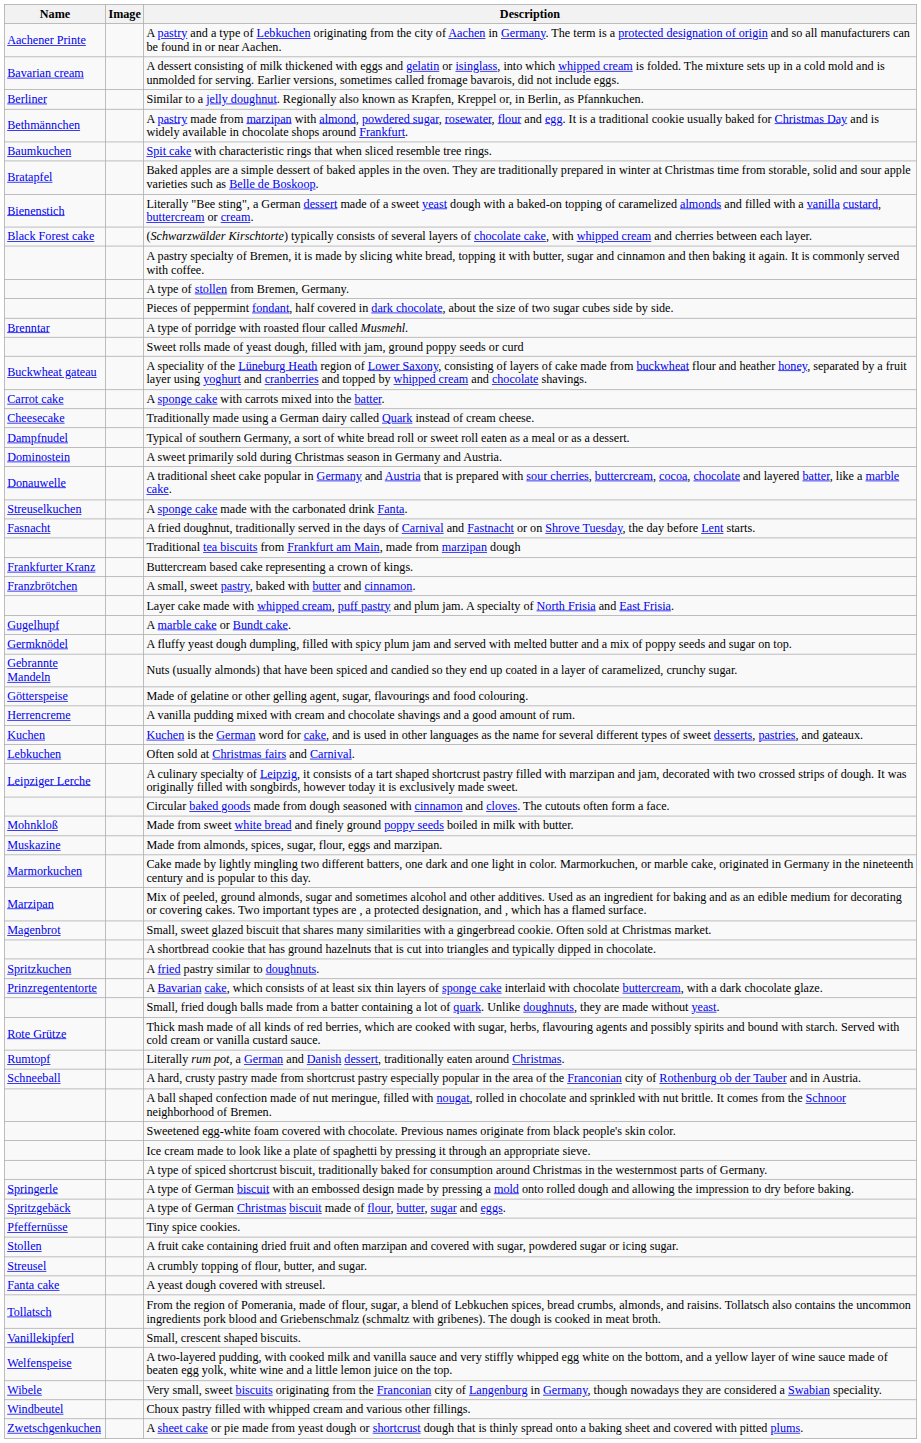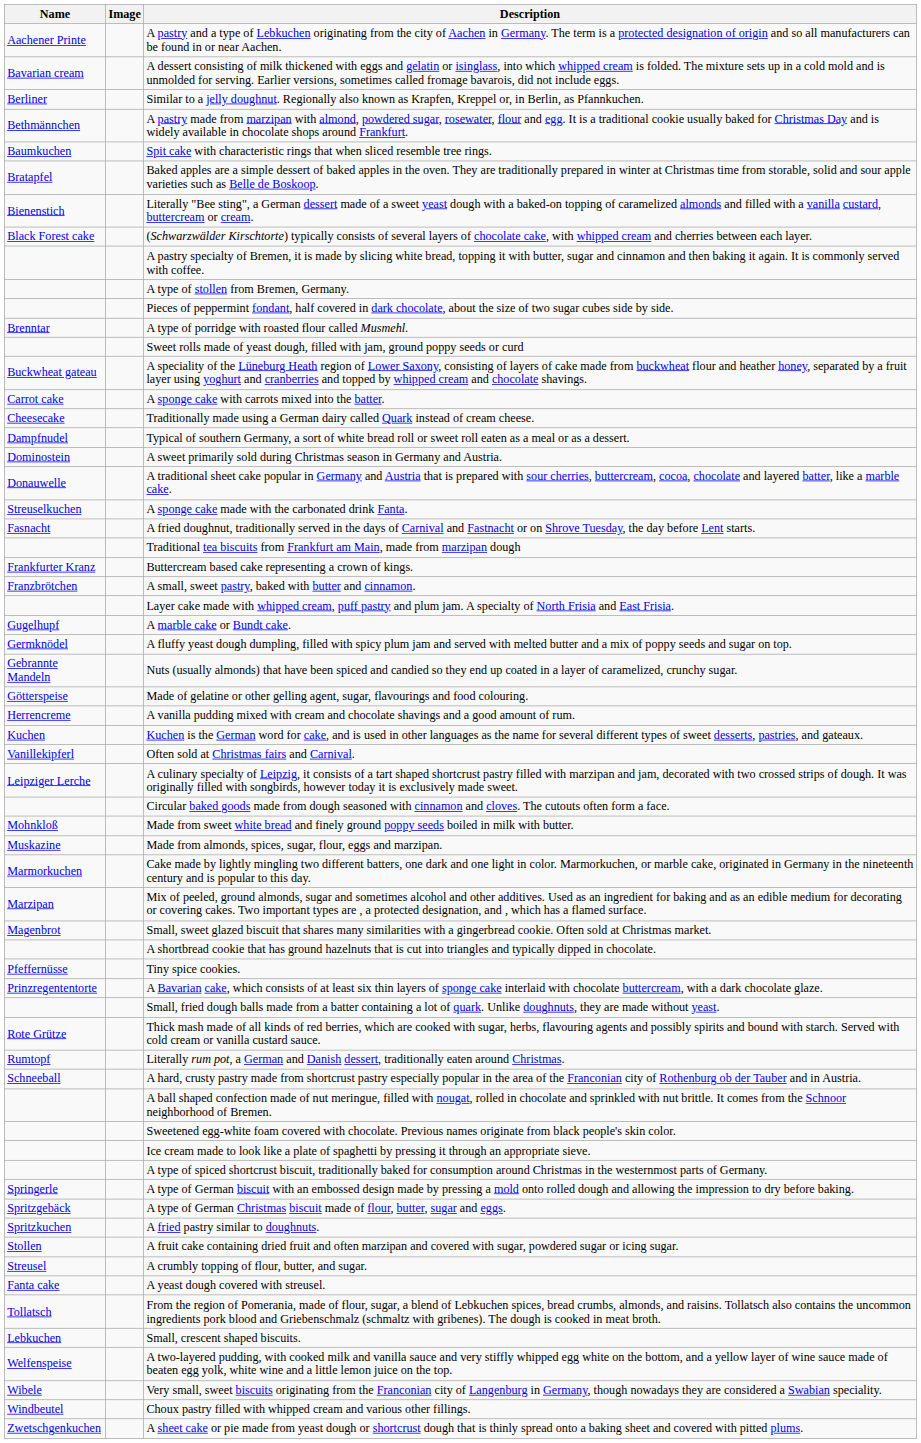(34, 754) Lebkuchen -> (41, 754) Vanillekipferl
rows swapped: (193, 1227) <-> (233, 968)
(41, 1337) Vanillekipferl -> (34, 1337) Lebkuchen
